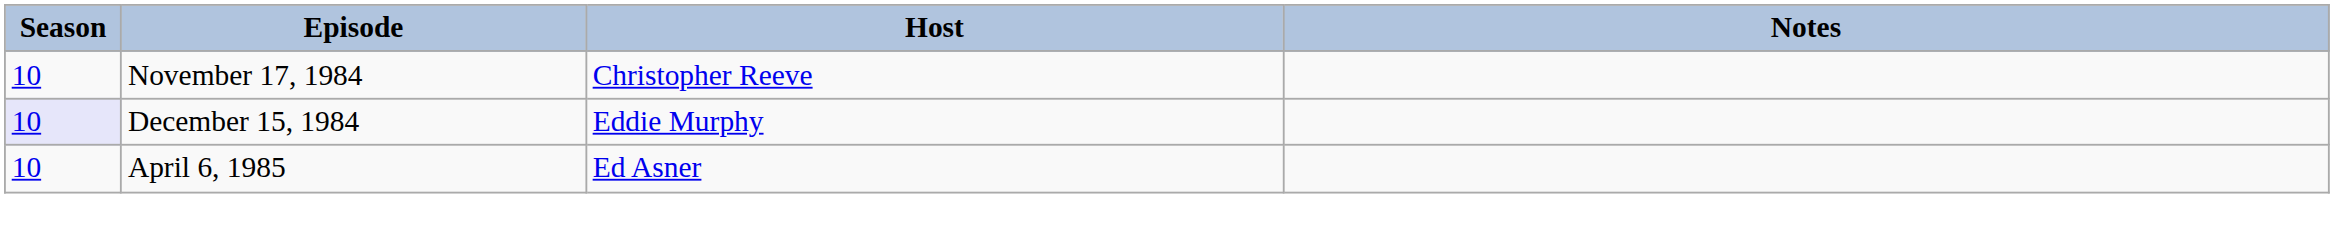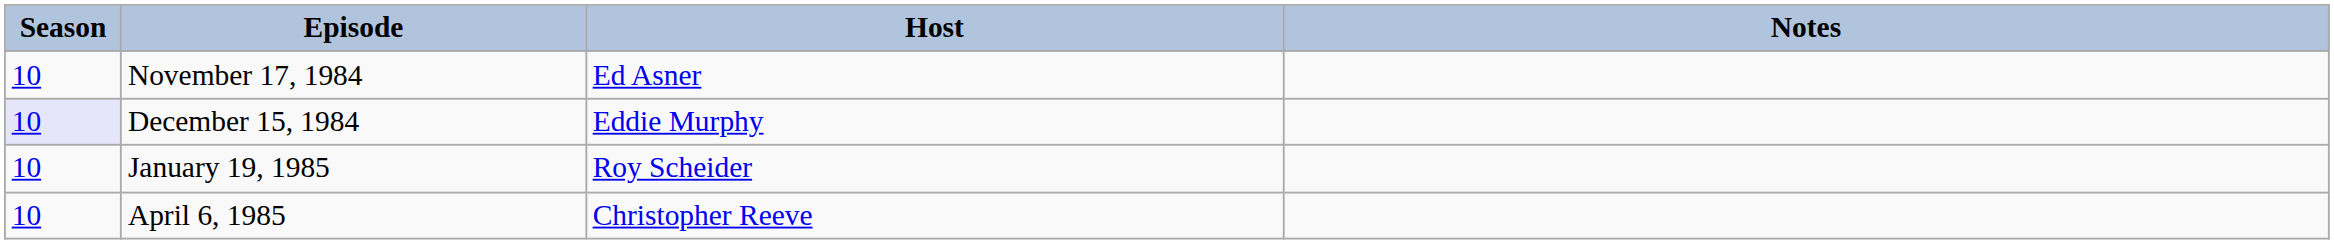(703, 74) Christopher Reeve -> (647, 74) Ed Asner
+ row: (229, 167)
(647, 167) Ed Asner -> (703, 214) Christopher Reeve
